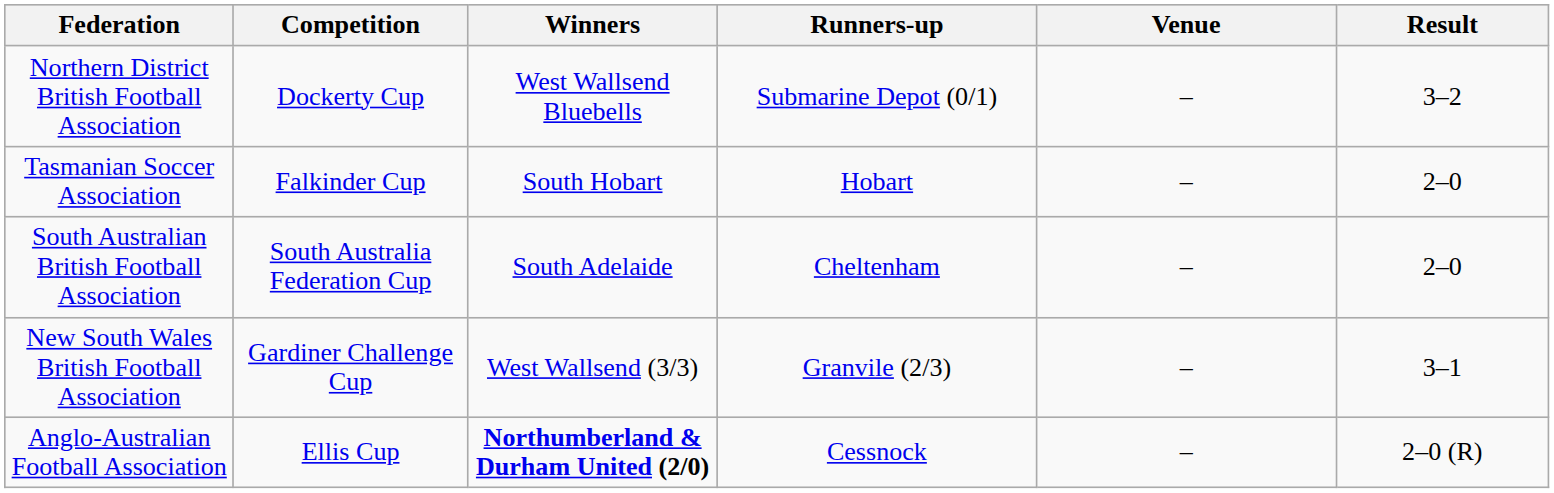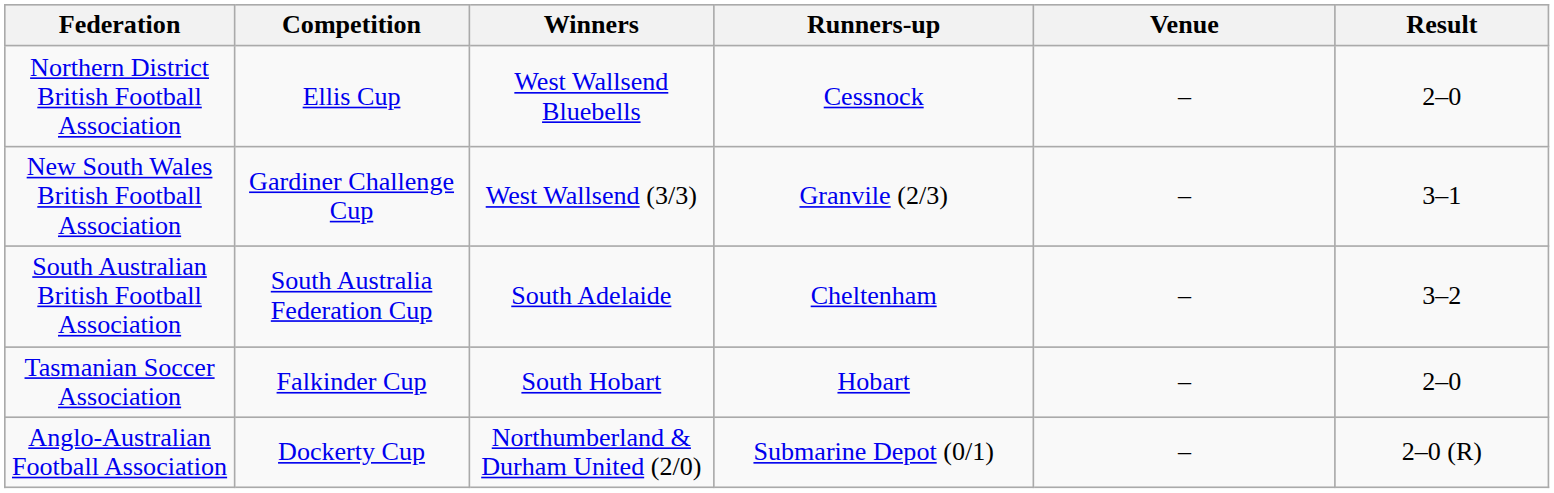(351, 95) Dockerty Cup -> (352, 95) Ellis Cup
(877, 95) Submarine Depot (0/1) -> (874, 95) Cessnock
(1442, 95) 3–2 -> (1442, 95) 2–0
rows swapped: (119, 366) <-> (119, 181)
(1442, 266) 2–0 -> (1442, 295) 3–2
(351, 452) Ellis Cup -> (352, 452) Dockerty Cup
(593, 452) bold -> (591, 452) normal
(877, 452) Cessnock -> (874, 452) Submarine Depot (0/1)
